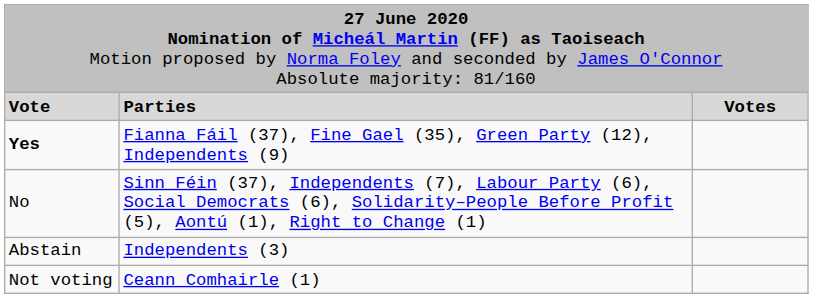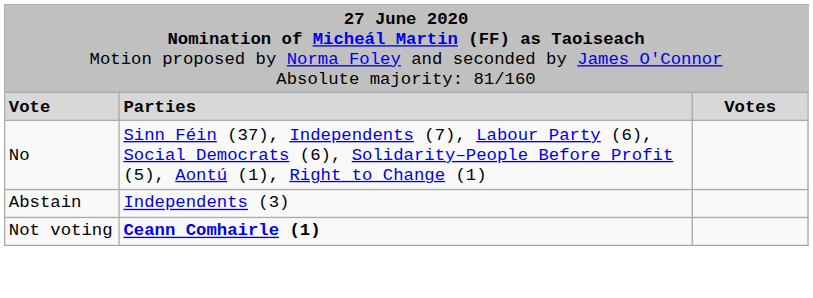- row: (24, 145)
(222, 279) normal -> (222, 231) bold
